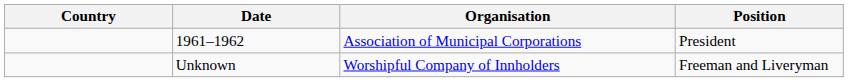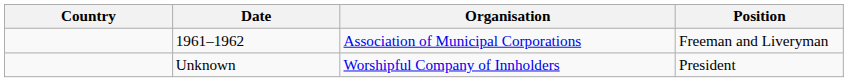(707, 40) President -> (754, 40) Freeman and Liveryman
(754, 64) Freeman and Liveryman -> (707, 64) President
